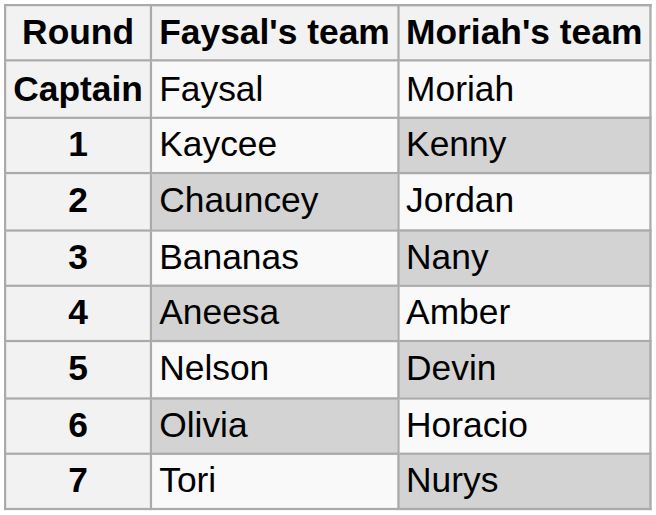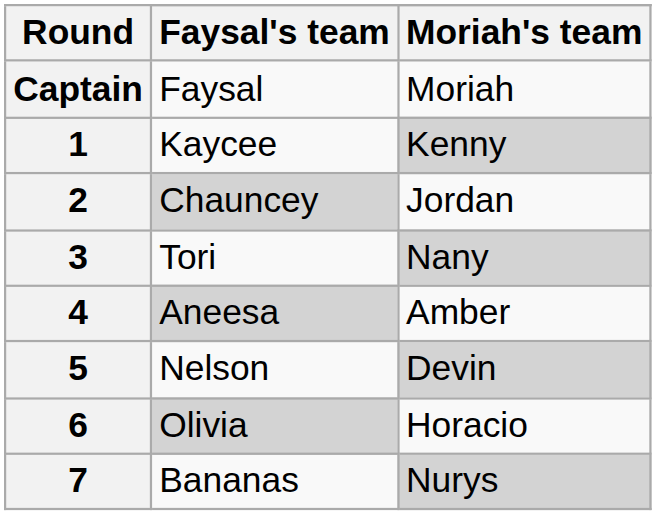(229, 256) Bananas -> (188, 256) Tori
(188, 481) Tori -> (229, 481) Bananas
